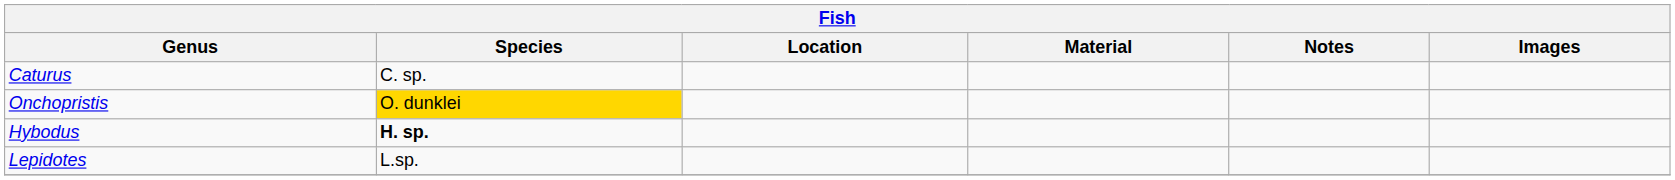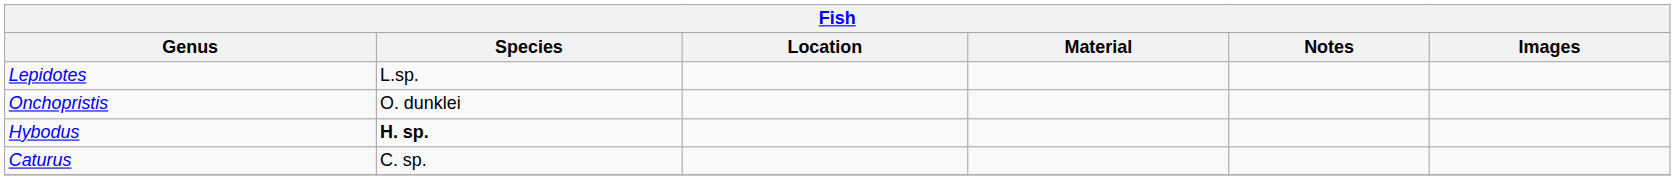rows swapped: (40, 75) <-> (48, 160)
(420, 103) gold background -> (420, 103) no background
